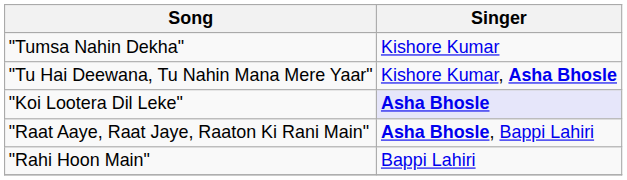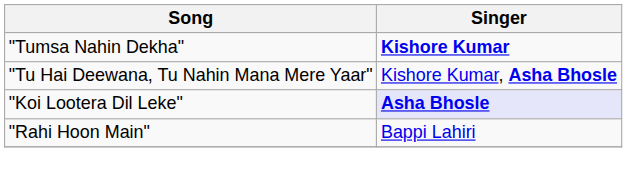(440, 47) normal -> (445, 47) bold
- row: (189, 132)
